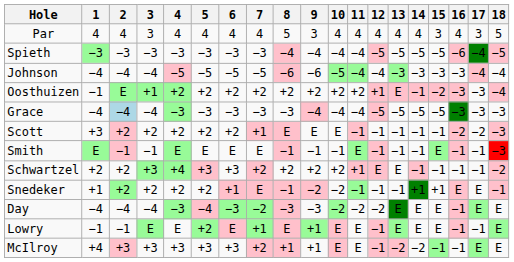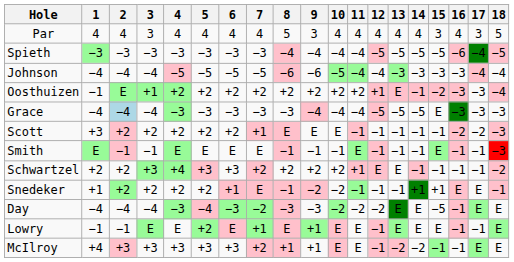(438, 112) −5 -> (438, 112) E
(438, 209) E -> (438, 209) −5
